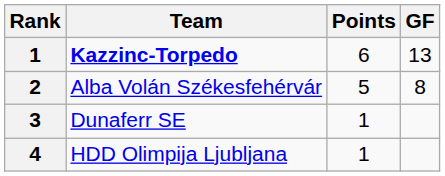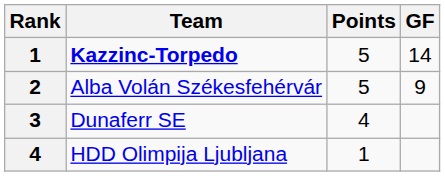(364, 54) 6 -> (364, 54) 5
(420, 54) 13 -> (420, 54) 14
(420, 87) 8 -> (420, 87) 9
(364, 120) 1 -> (364, 120) 4
